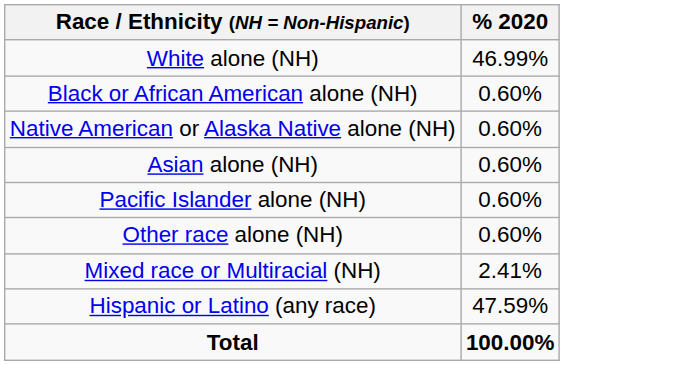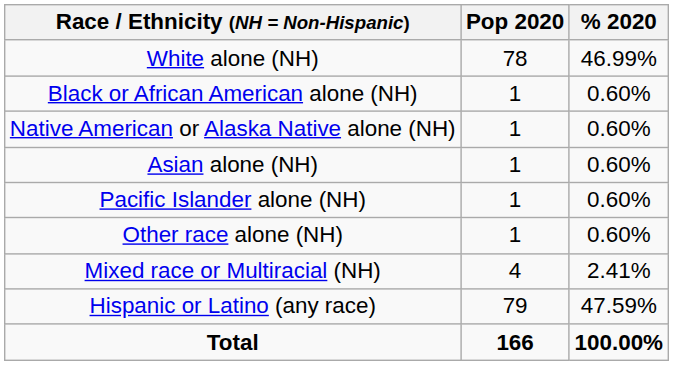+ column: (515, 22)
